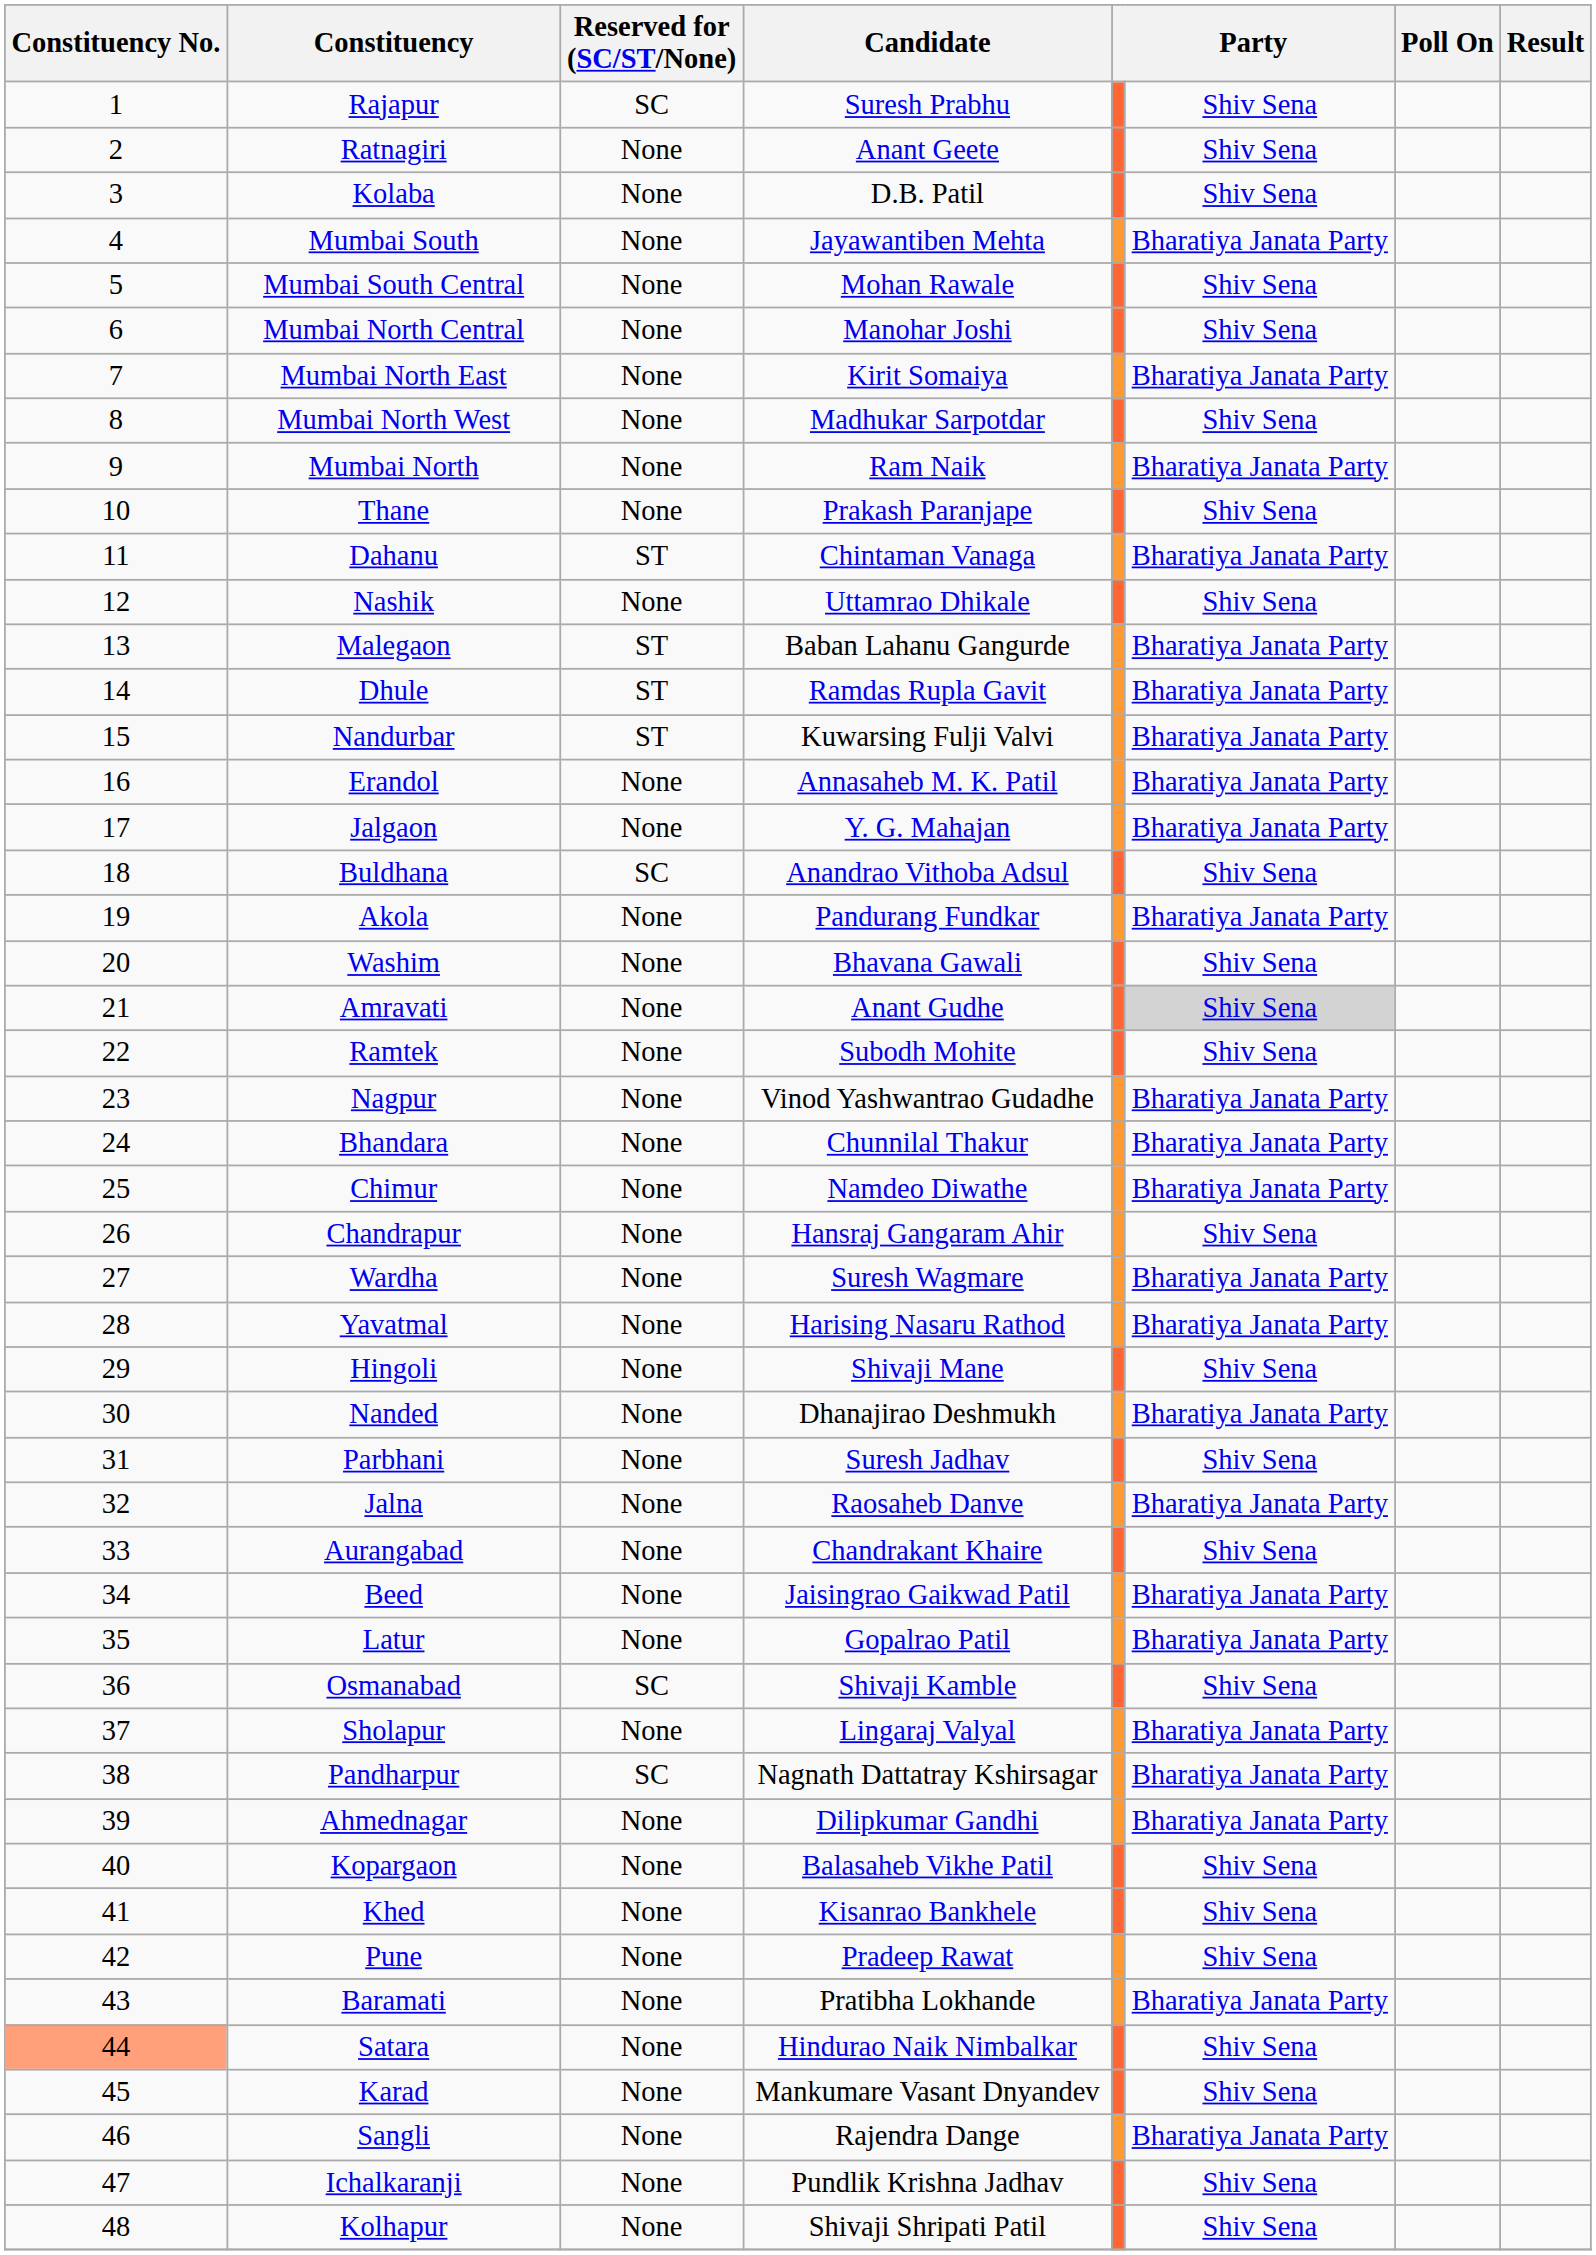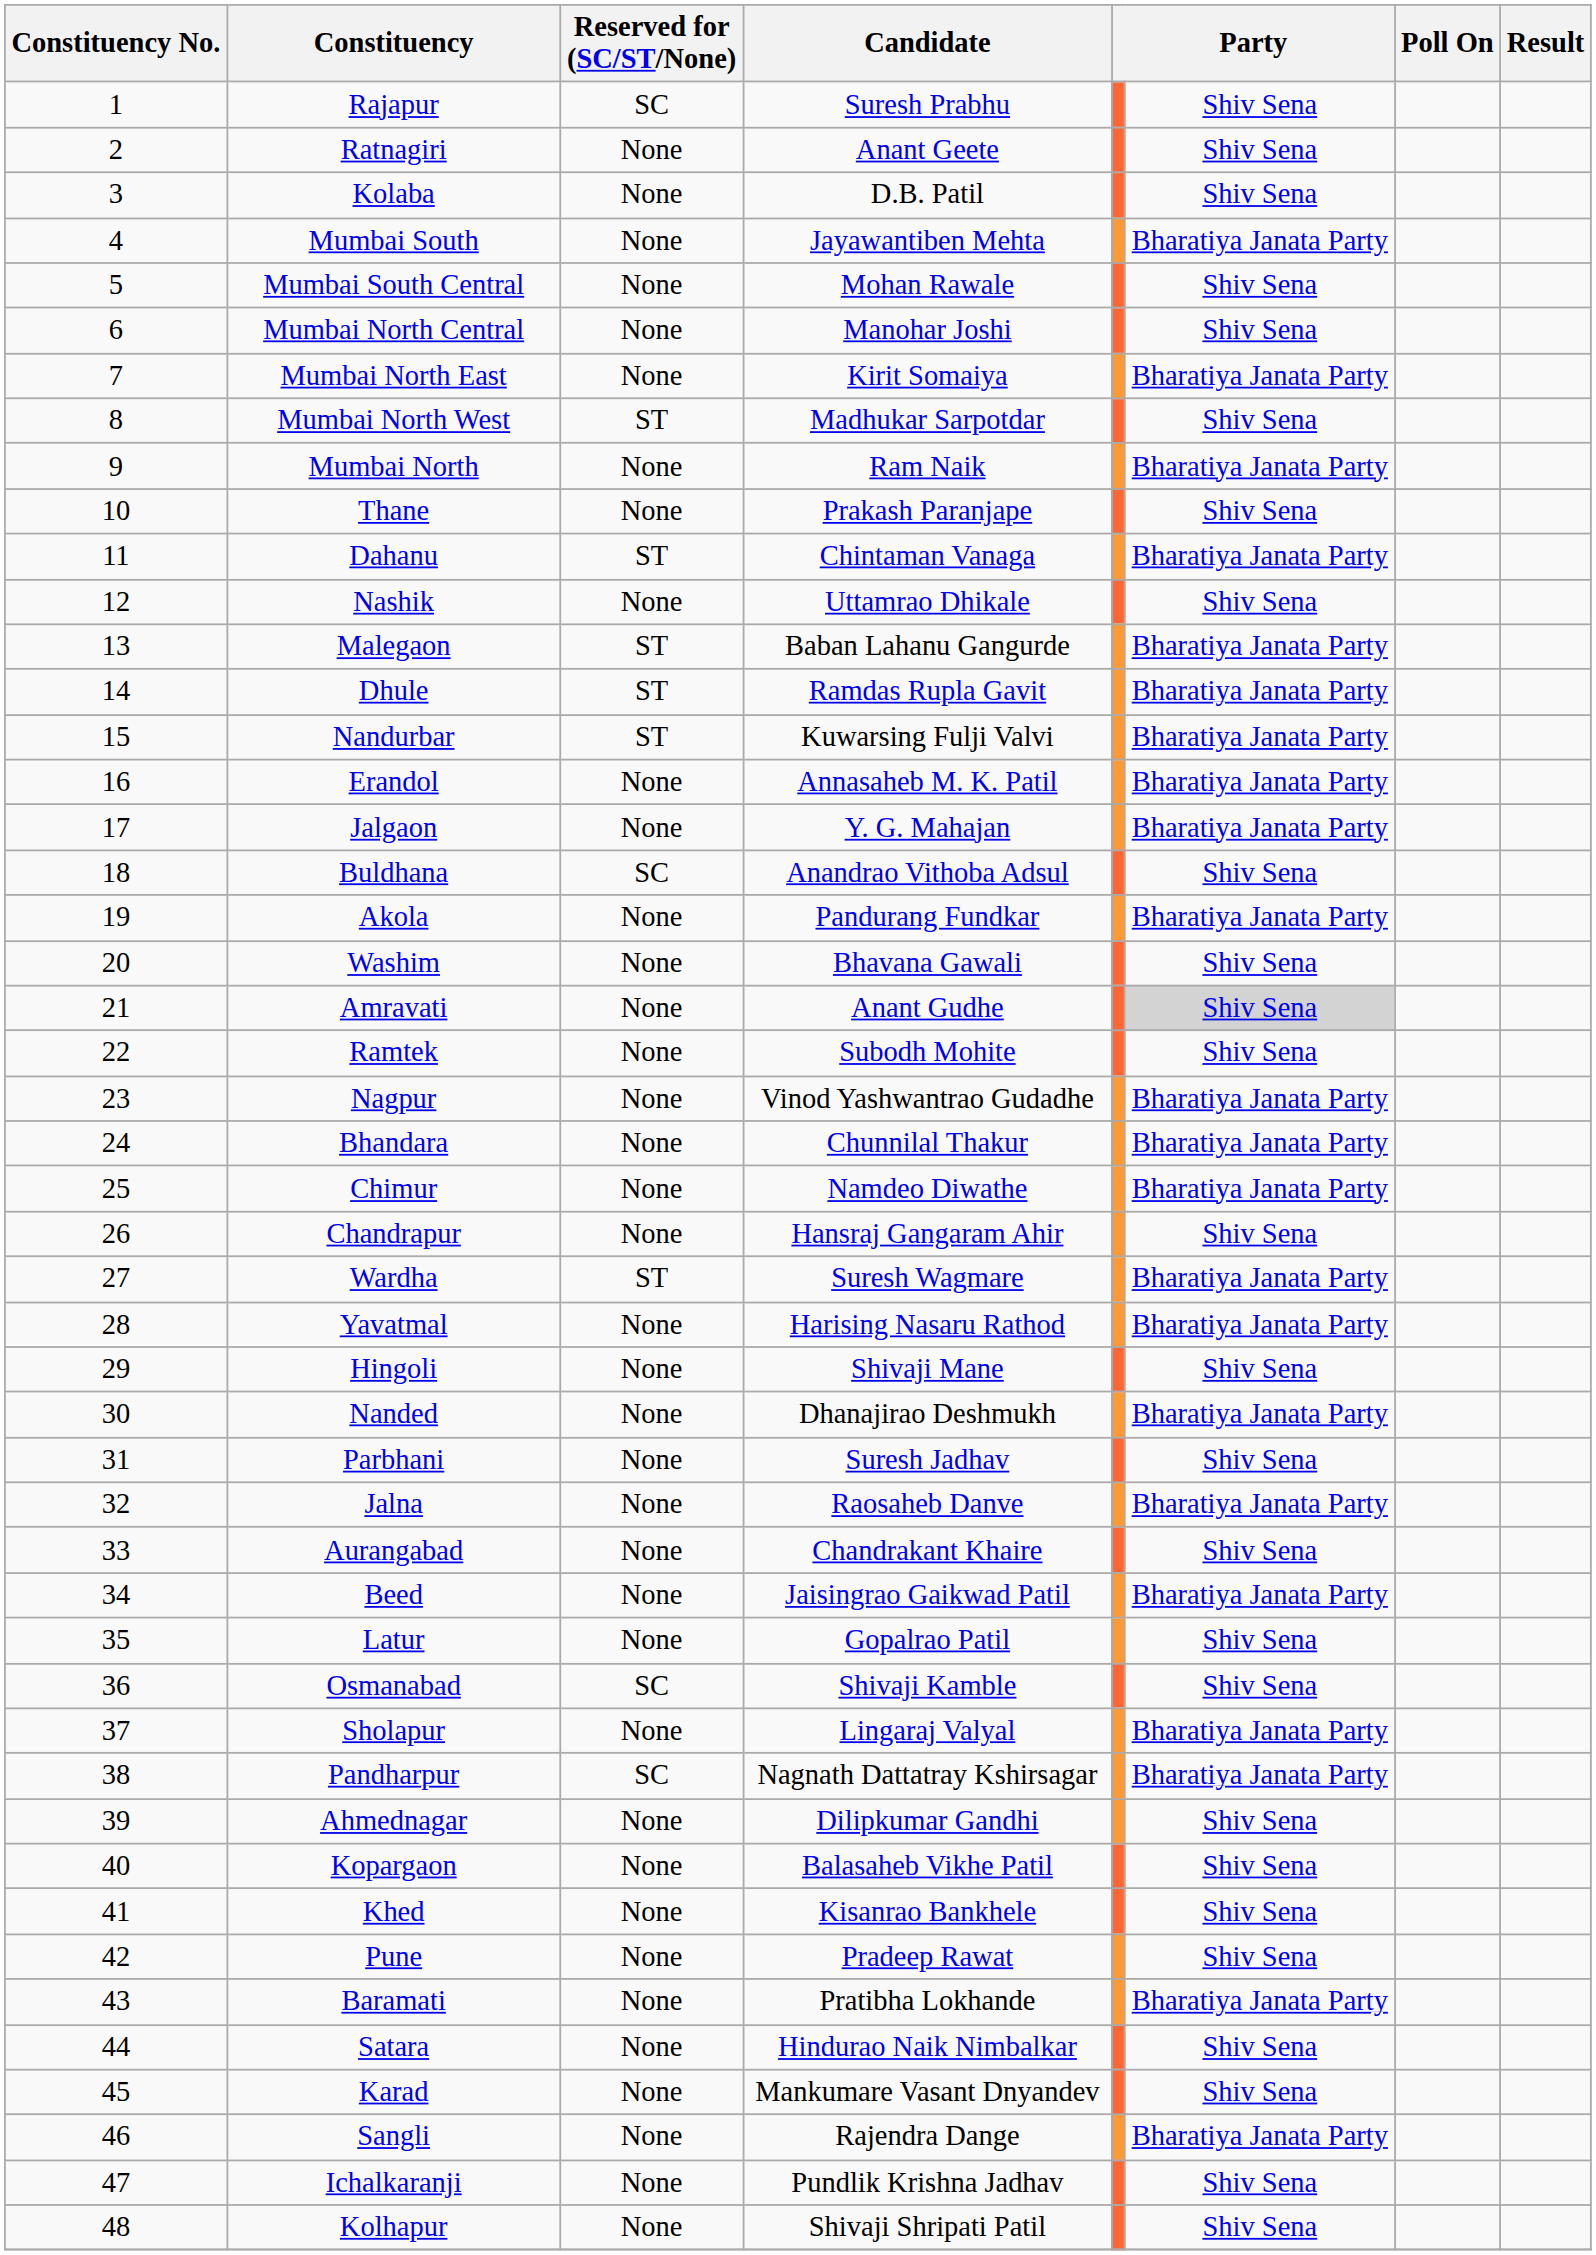(652, 420) None -> (652, 420) ST
(652, 1278) None -> (652, 1278) ST
(1260, 1639) Bharatiya Janata Party -> (1260, 1639) Shiv Sena
(1260, 1820) Bharatiya Janata Party -> (1260, 1820) Shiv Sena
(116, 2046) lightsalmon background -> (116, 2046) no background
